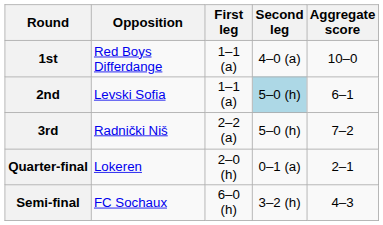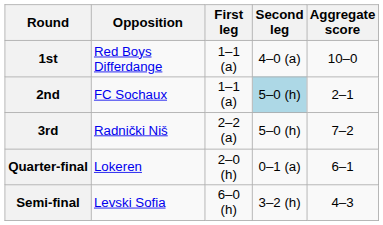(130, 94) Levski Sofia -> (130, 94) FC Sochaux
(343, 94) 6–1 -> (343, 94) 2–1
(343, 166) 2–1 -> (343, 166) 6–1
(130, 202) FC Sochaux -> (130, 202) Levski Sofia
